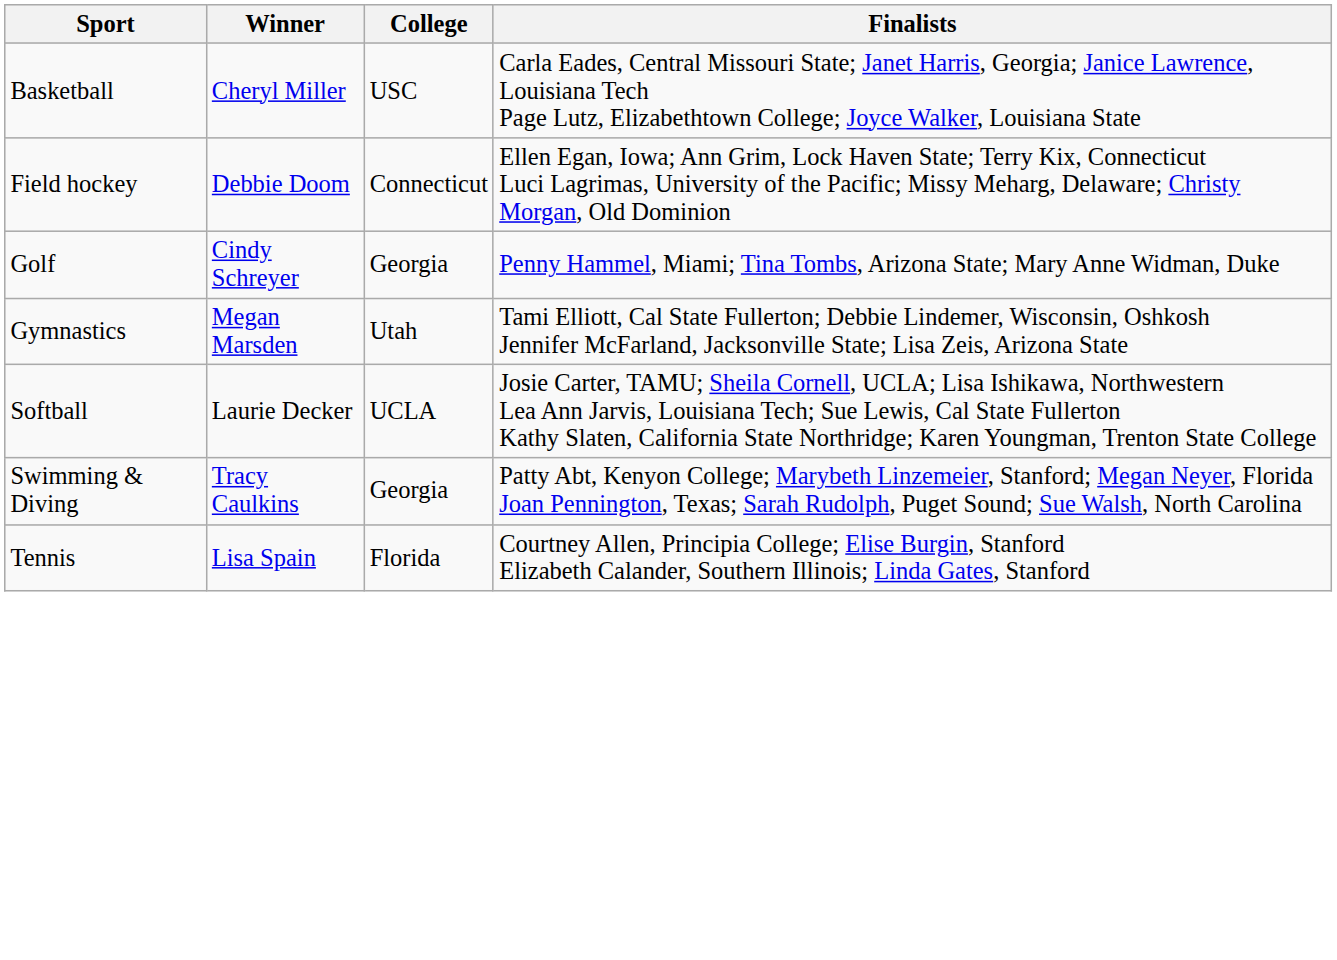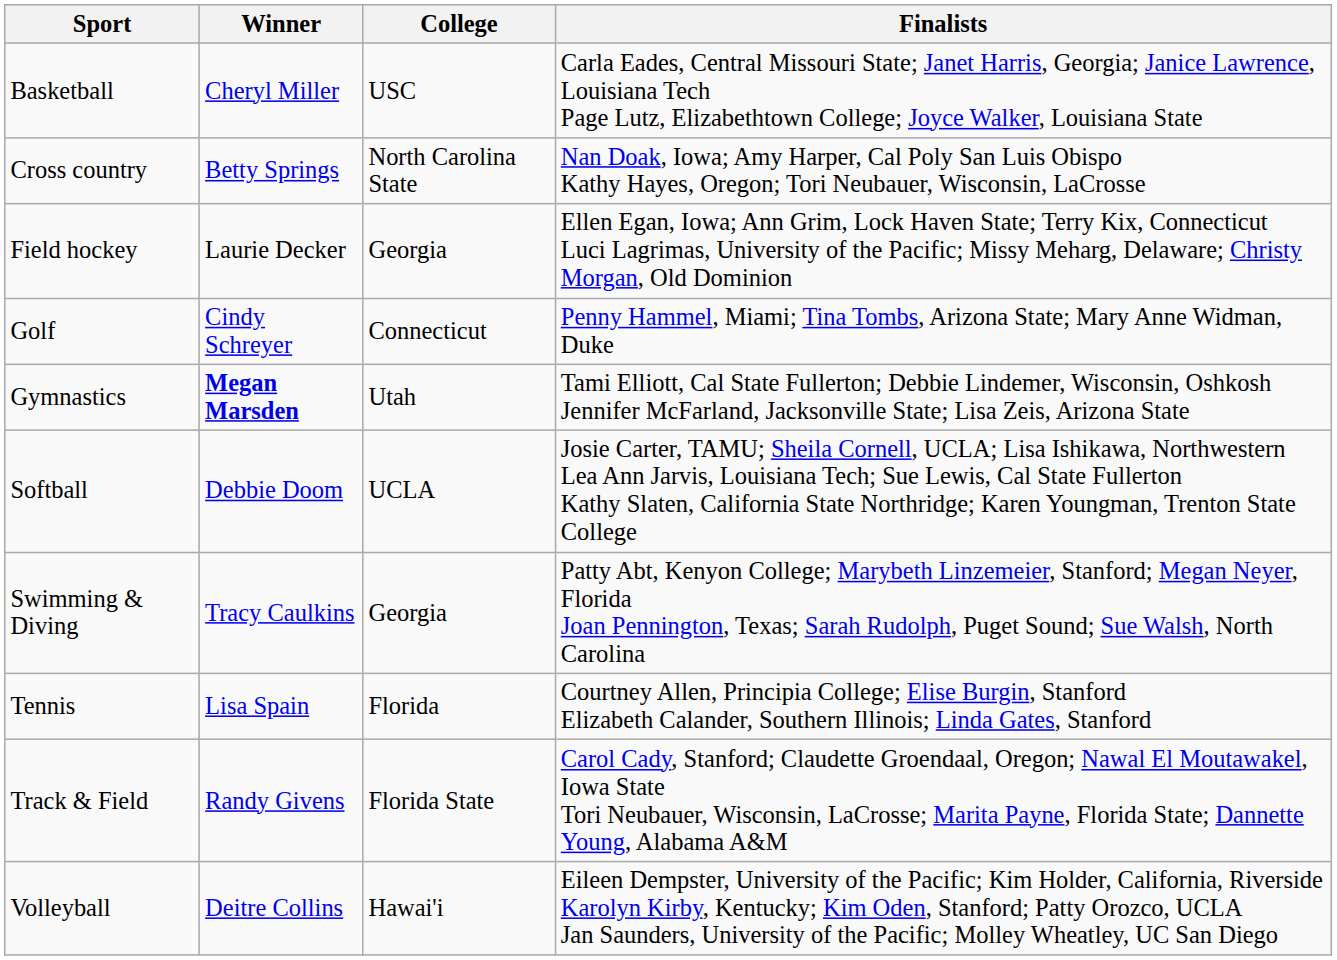+ row: (79, 170)
(281, 184) Debbie Doom -> (275, 250) Laurie Decker
(429, 184) Connecticut -> (408, 250) Georgia
(409, 264) Georgia -> (428, 330) Connecticut
(255, 330) normal -> (252, 397) bold
(282, 410) Laurie Decker -> (274, 490) Debbie Doom
+ row: (79, 800)
+ row: (61, 907)
